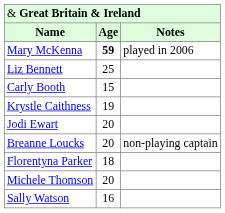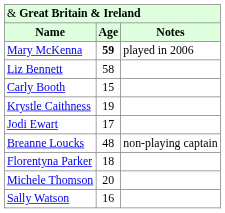(108, 69) 25 -> (108, 69) 58
(108, 124) 20 -> (108, 124) 17
(108, 143) 20 -> (108, 143) 48
